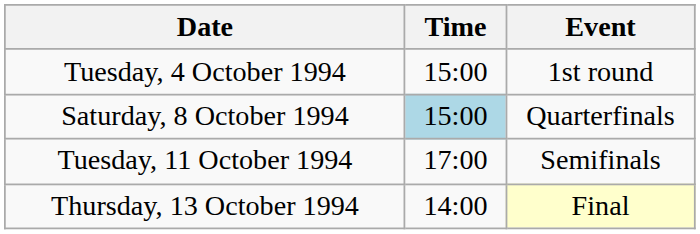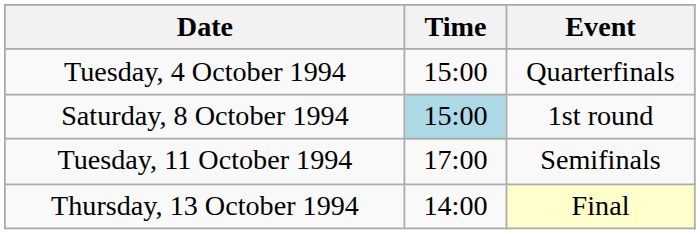(601, 71) 1st round -> (601, 71) Quarterfinals
(601, 116) Quarterfinals -> (601, 116) 1st round
